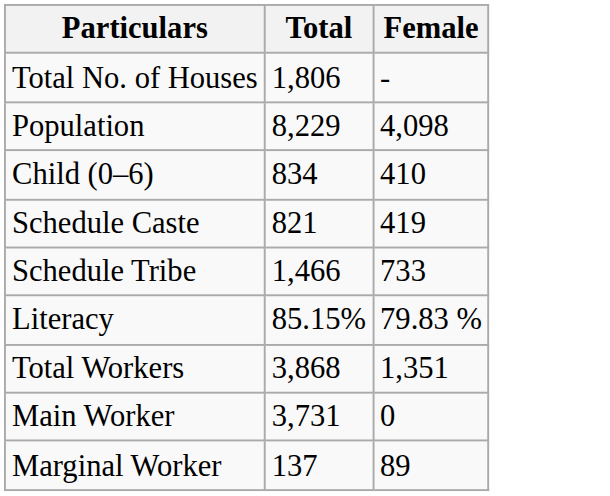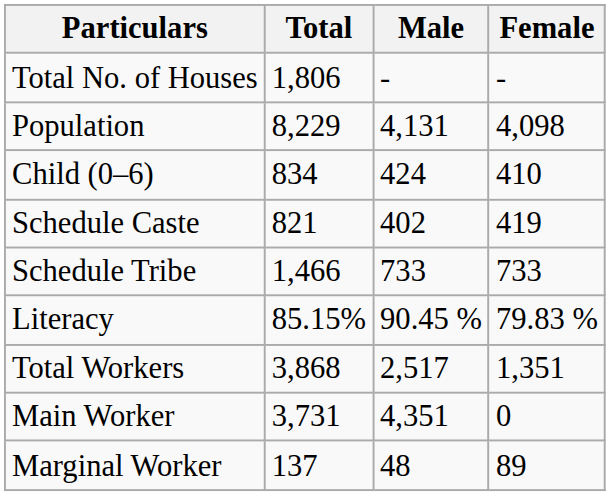+ column: (431, 28)
